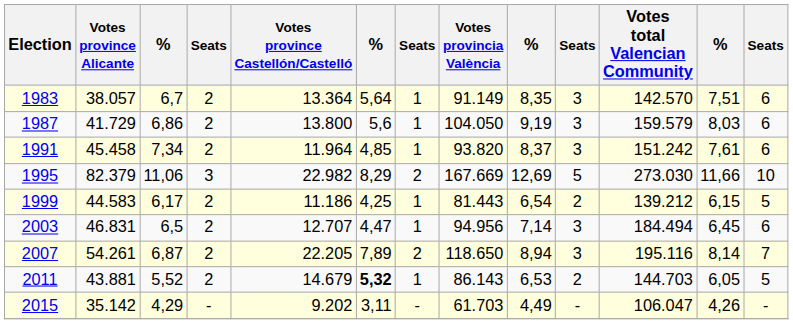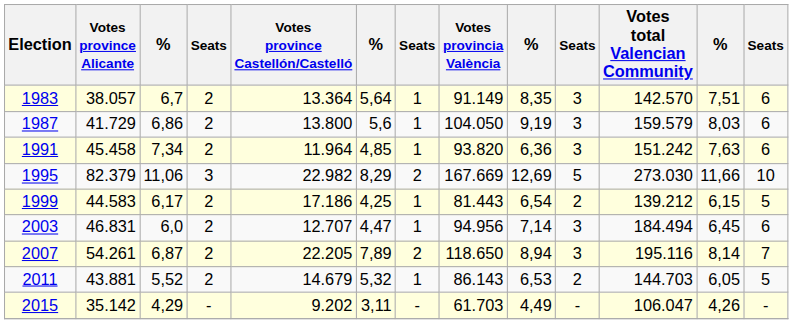(536, 150) 8,37 -> (536, 150) 6,36
(724, 150) 7,61 -> (724, 150) 7,63
(328, 201) 11.186 -> (327, 201) 17.186
(172, 227) 6,5 -> (172, 227) 6,0
(376, 279) bold -> (376, 279) normal
